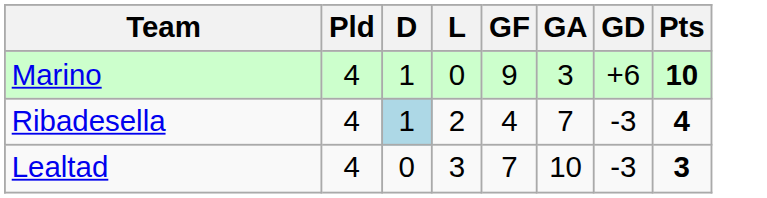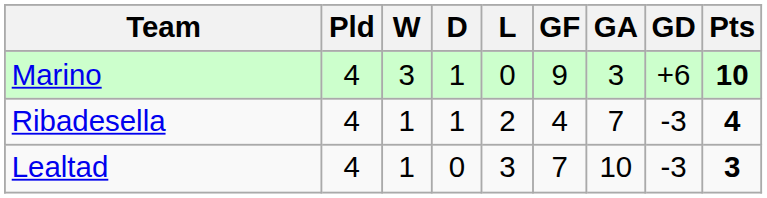+ column: (407, 27)
(407, 121) lightblue background -> (457, 121) no background
